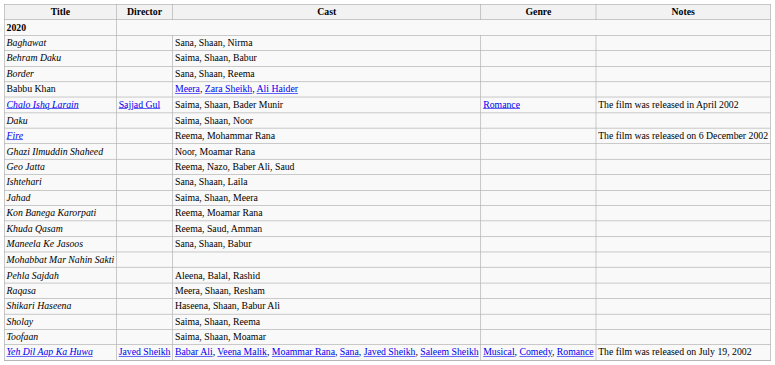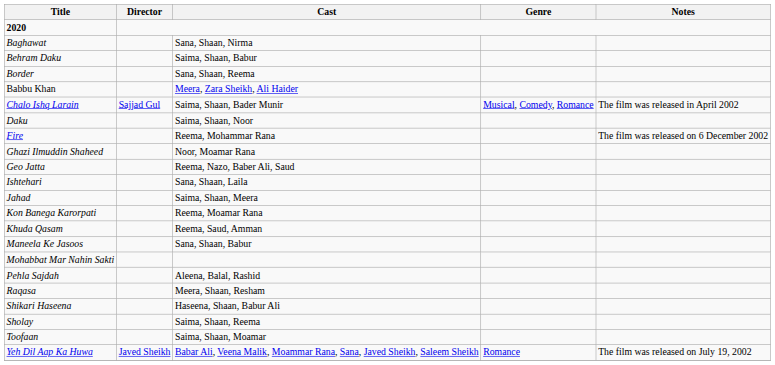(502, 105) Romance -> (538, 105) Musical, Comedy, Romance
(538, 352) Musical, Comedy, Romance -> (502, 352) Romance
